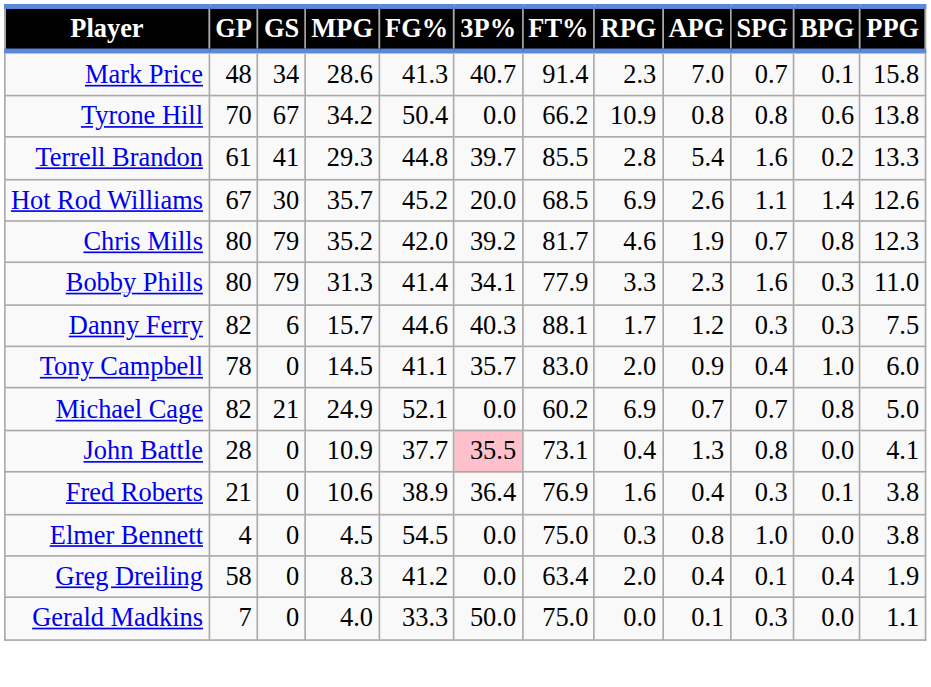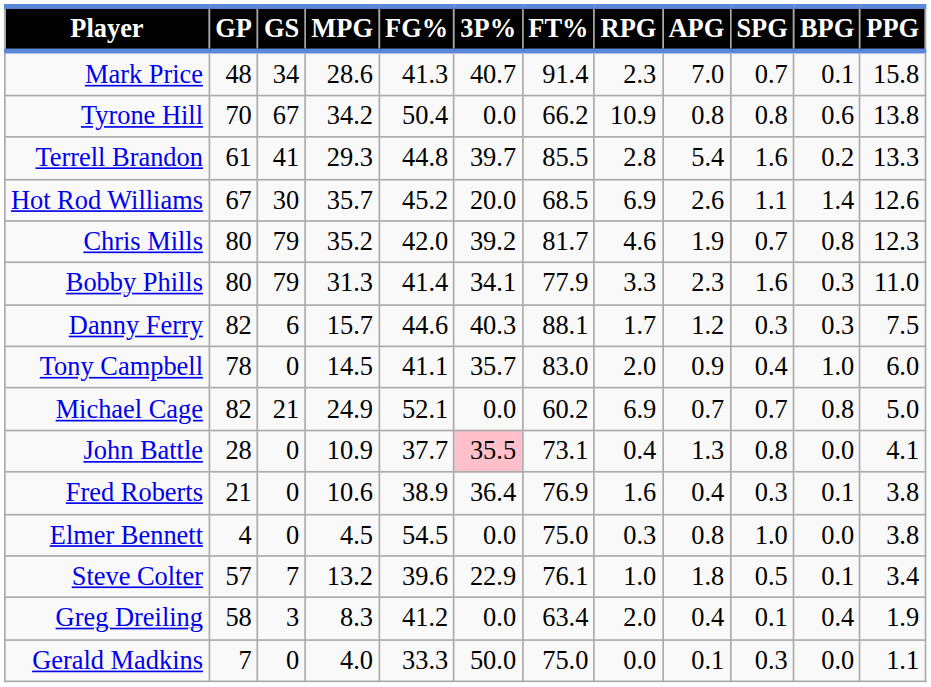+ row: (137, 576)
(293, 576) 0 -> (293, 618) 3
